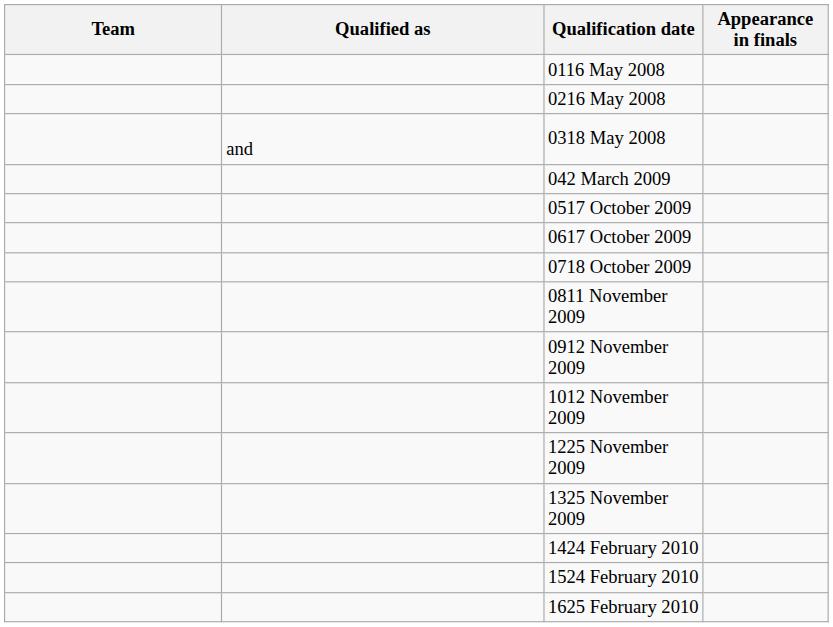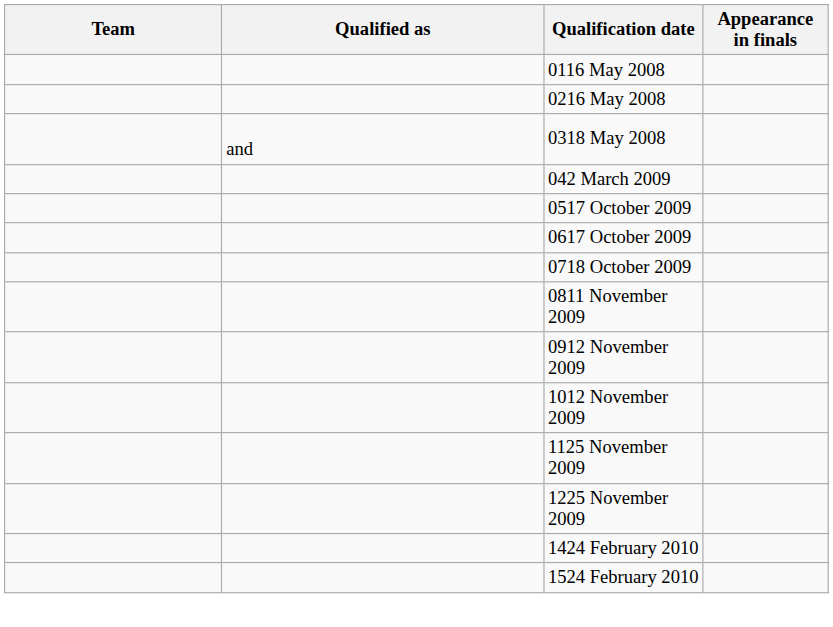+ row: (608, 457)
- row: (608, 508)
- row: (623, 606)
